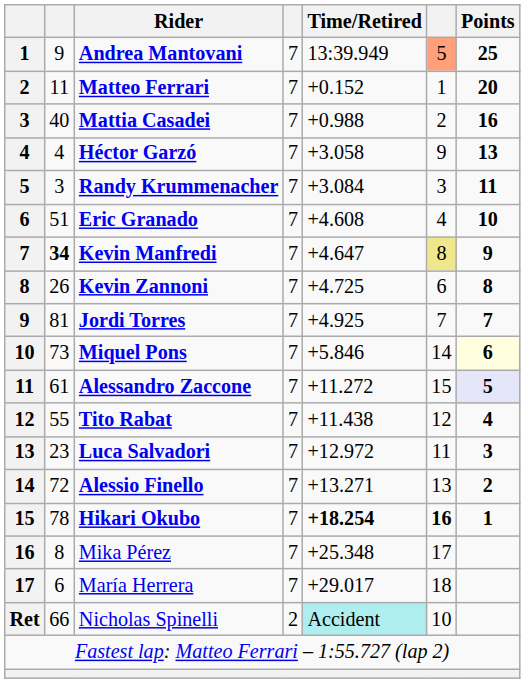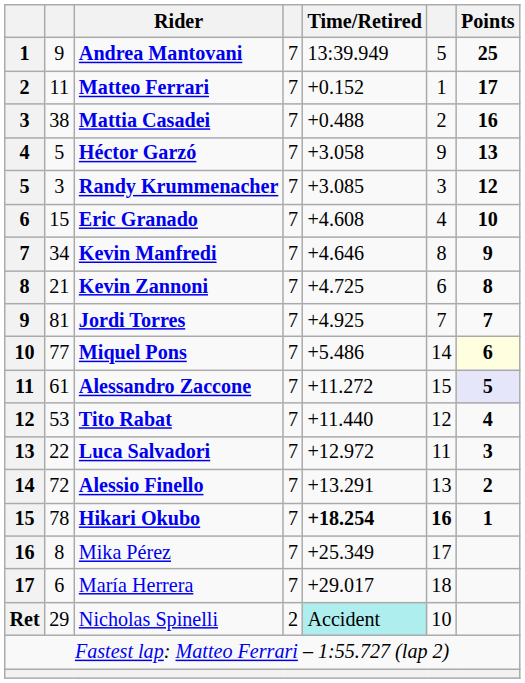(441, 53) lightsalmon background -> (441, 53) no background
(488, 87) 20 -> (488, 87) 17
(59, 120) 40 -> (59, 120) 38
(336, 120) +0.988 -> (336, 120) +0.488
(59, 153) 4 -> (59, 153) 5
(336, 186) +3.084 -> (336, 186) +3.085
(488, 186) 11 -> (488, 186) 12
(59, 219) 51 -> (59, 219) 15
(59, 253) bold -> (59, 253) normal
(336, 253) +4.647 -> (336, 253) +4.646
(441, 253) khaki background -> (441, 253) no background
(59, 286) 26 -> (59, 286) 21
(59, 352) 73 -> (59, 352) 77
(336, 352) +5.846 -> (336, 352) +5.486
(59, 419) 55 -> (59, 419) 53
(340, 419) +11.438 -> (340, 419) +11.440
(59, 452) 23 -> (59, 452) 22
(341, 485) +13.271 -> (341, 485) +13.291
(341, 552) +25.348 -> (341, 552) +25.349
(59, 618) 66 -> (59, 618) 29
